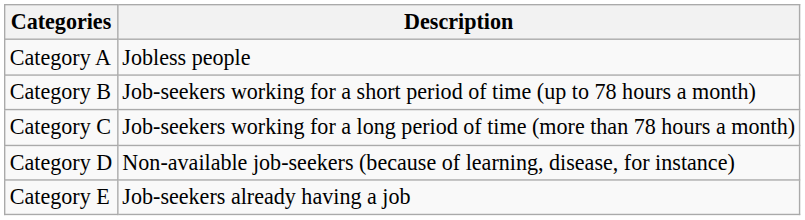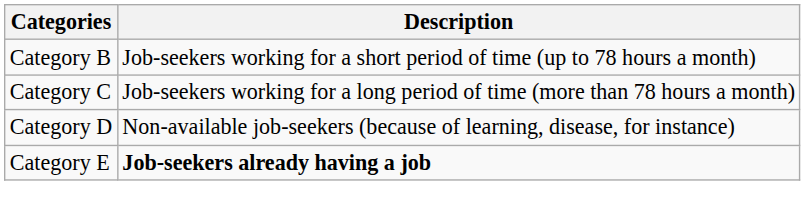- row: (60, 57)
(266, 197) normal -> (277, 162) bold
